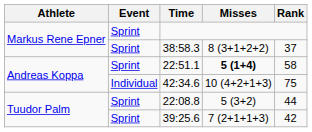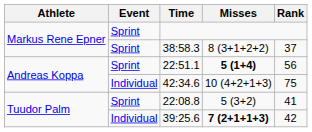(291, 66) 58 -> (291, 66) 56
(291, 101) 44 -> (291, 101) 41
(125, 119) Sprint -> (134, 119) Individual
(238, 119) normal -> (238, 119) bold
